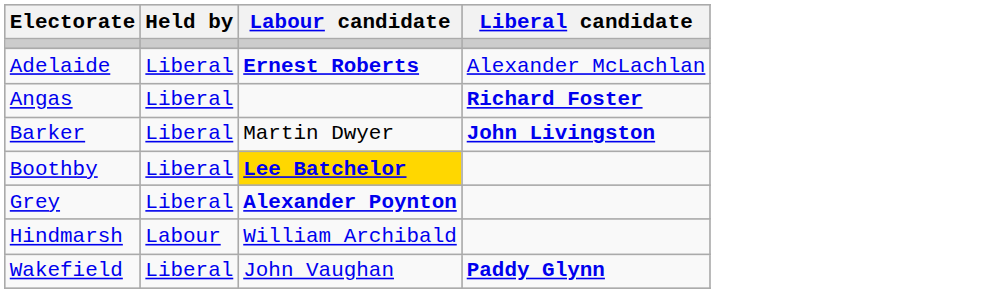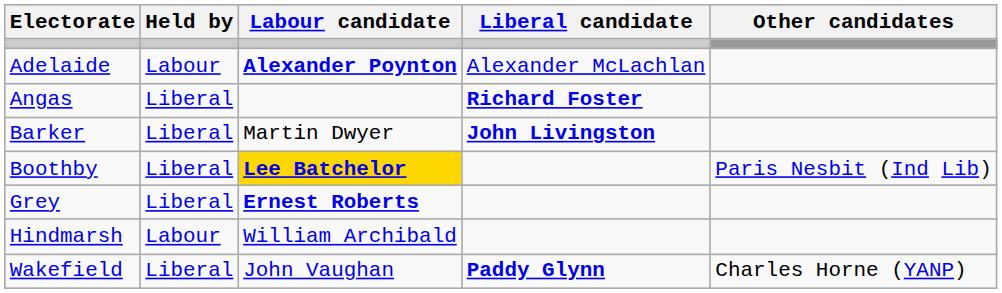+ column: (854, 22)
(189, 66) Liberal -> (183, 66) Labour
(331, 66) Ernest Roberts -> (350, 66) Alexander Poynton
(350, 202) Alexander Poynton -> (331, 202) Ernest Roberts
